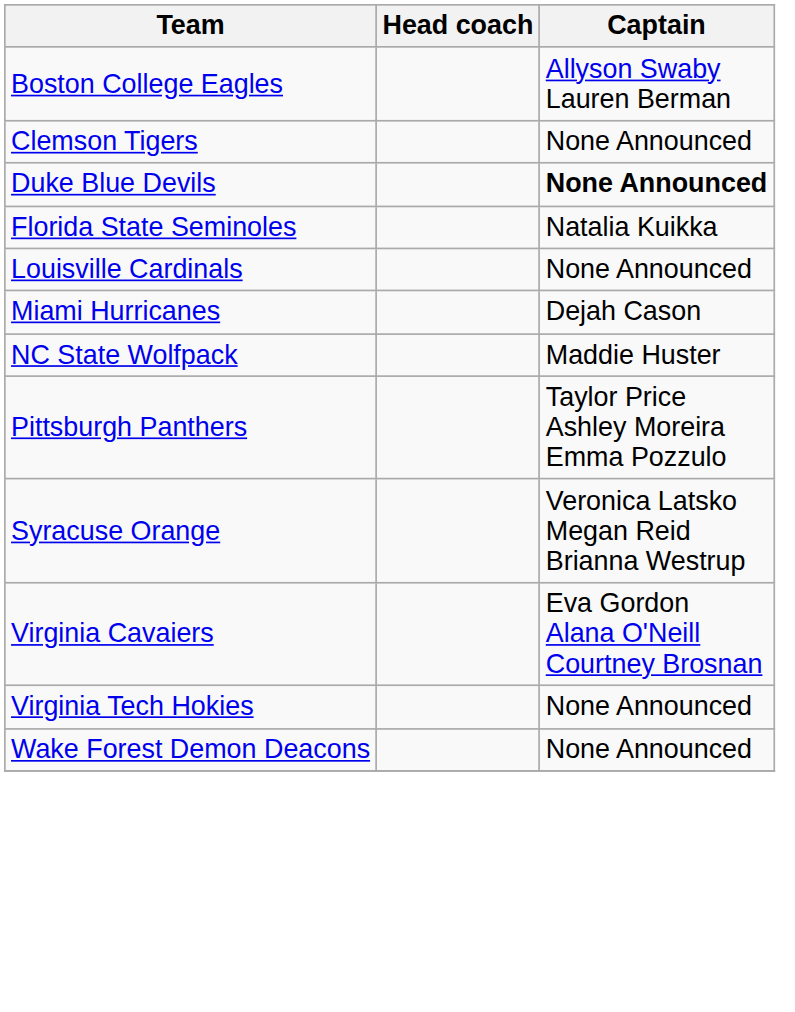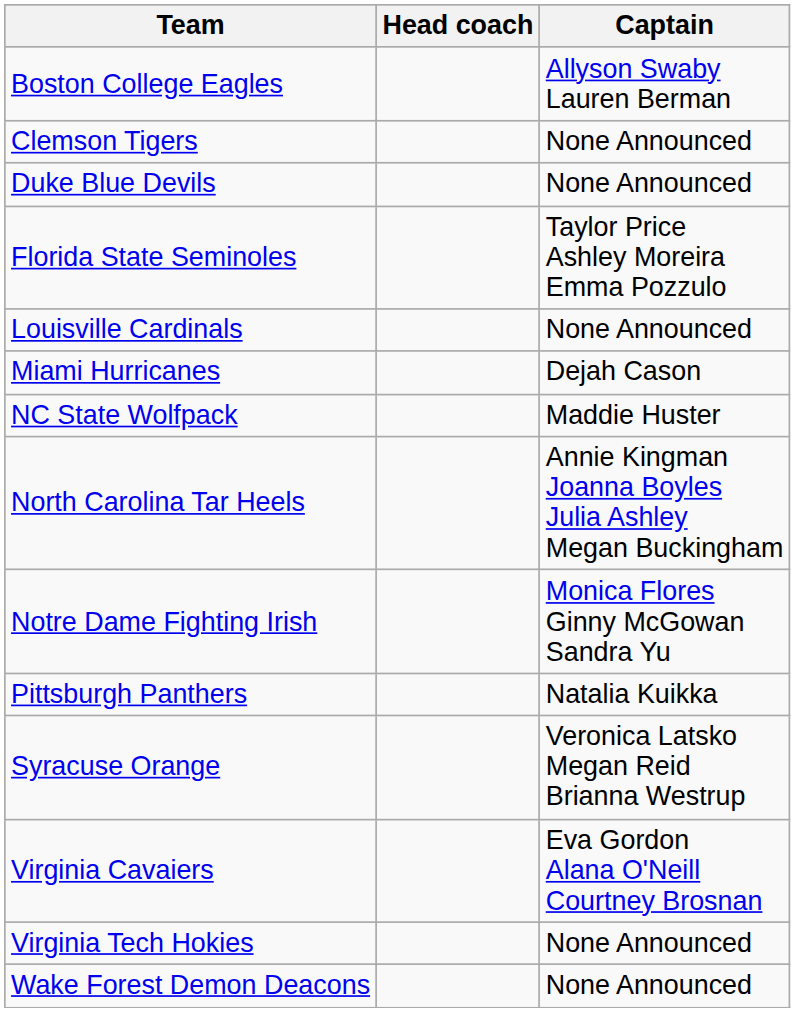(656, 183) bold -> (649, 183) normal
(632, 226) Natalia Kuikka -> (636, 256) Taylor Price Ashley Moreira Emma Pozzulo
+ row: (158, 502)
+ row: (164, 621)
(636, 427) Taylor Price Ashley Moreira Emma Pozzulo -> (632, 694) Natalia Kuikka
